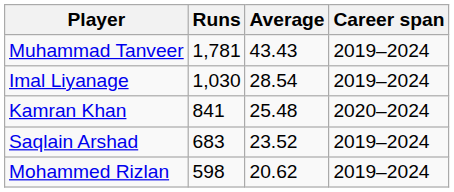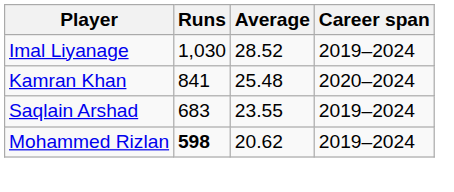- row: (96, 50)
(273, 80) 28.54 -> (259, 50) 28.52
(273, 141) 23.52 -> (259, 111) 23.55
(209, 171) normal -> (194, 141) bold
